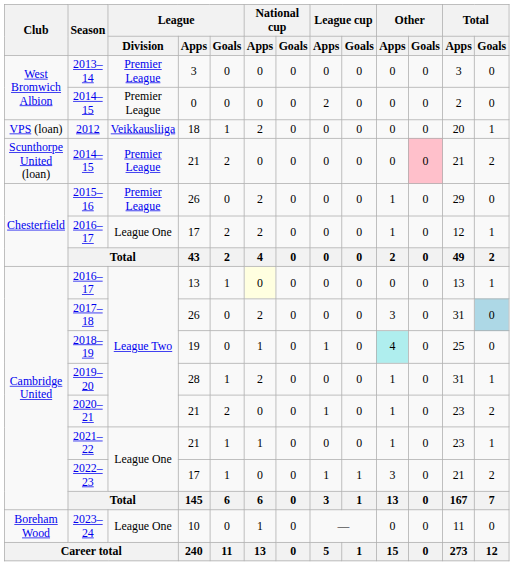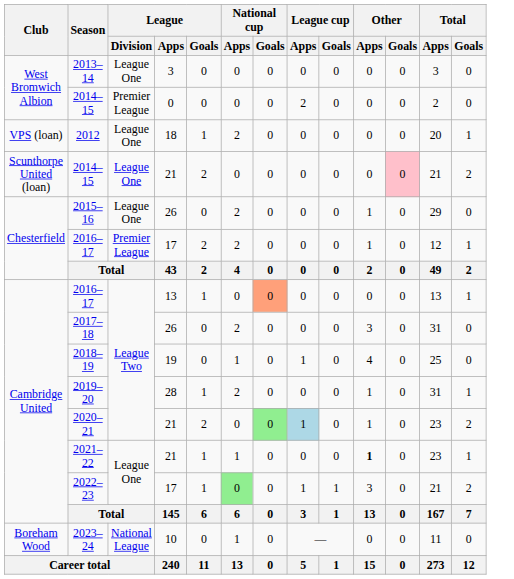(143, 71) Premier League -> (131, 71) League One
(143, 128) Veikkausliiga -> (131, 135) League One
(143, 161) Premier League -> (131, 174) League One
(143, 199) Premier League -> (131, 213) League One
(143, 231) League One -> (131, 245) Premier League
(260, 282) lightyellow background -> (237, 296) no background
(293, 282) no background -> (270, 296) lightsalmon background
(492, 314) lightblue background -> (469, 328) no background
(392, 346) paleturquoise background -> (369, 360) no background
(293, 411) no background -> (270, 424) lightgreen background
(326, 411) no background -> (303, 424) lightblue background
(392, 443) normal -> (369, 456) bold
(260, 475) no background -> (237, 488) lightgreen background
(143, 526) League One -> (131, 539) National League
